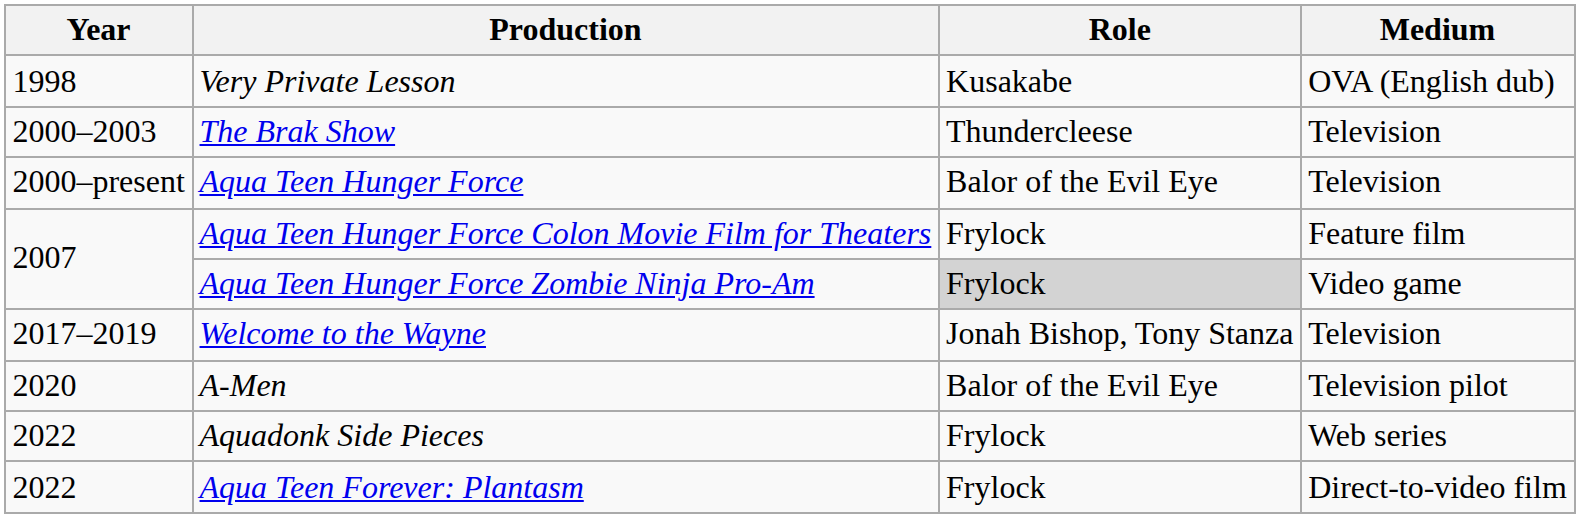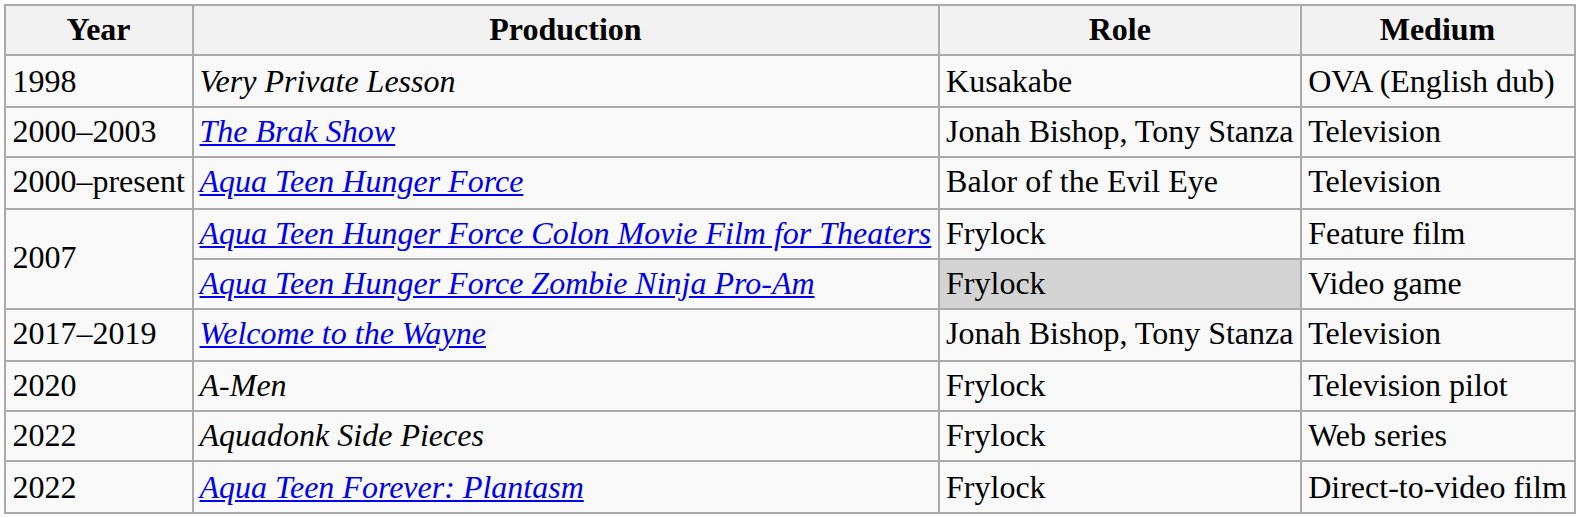(1039, 131) Thundercleese -> (1120, 131) Jonah Bishop, Tony Stanza
(1082, 385) Balor of the Evil Eye -> (996, 385) Frylock
